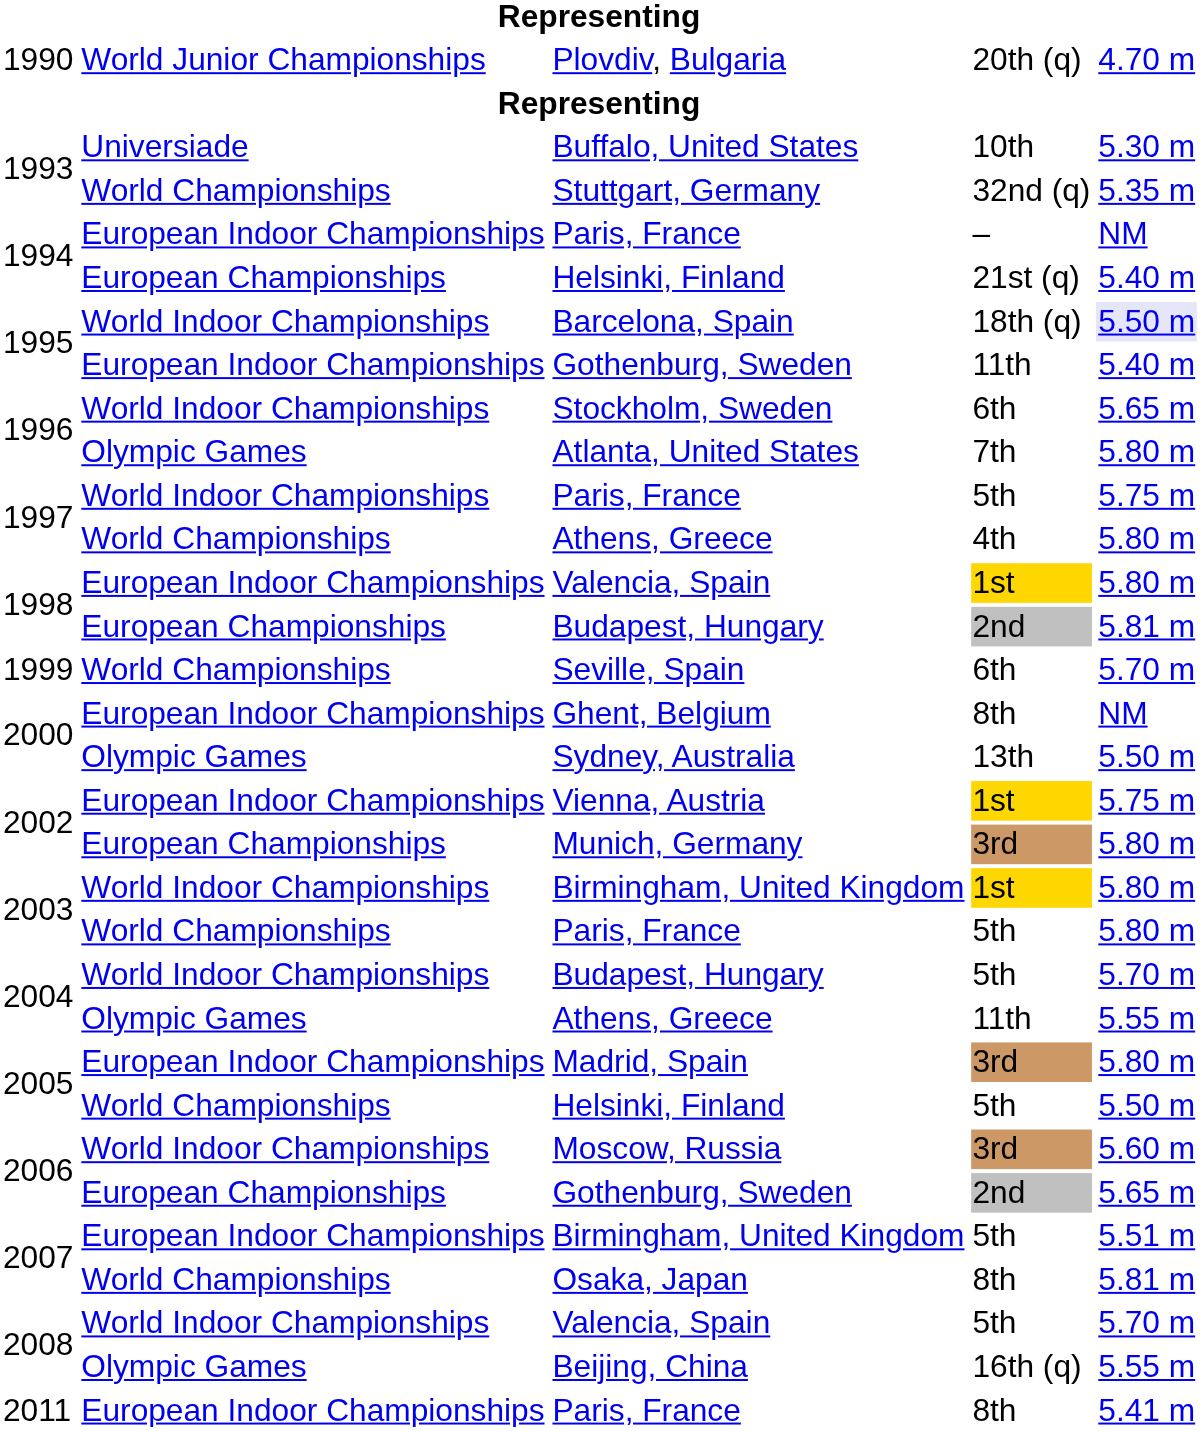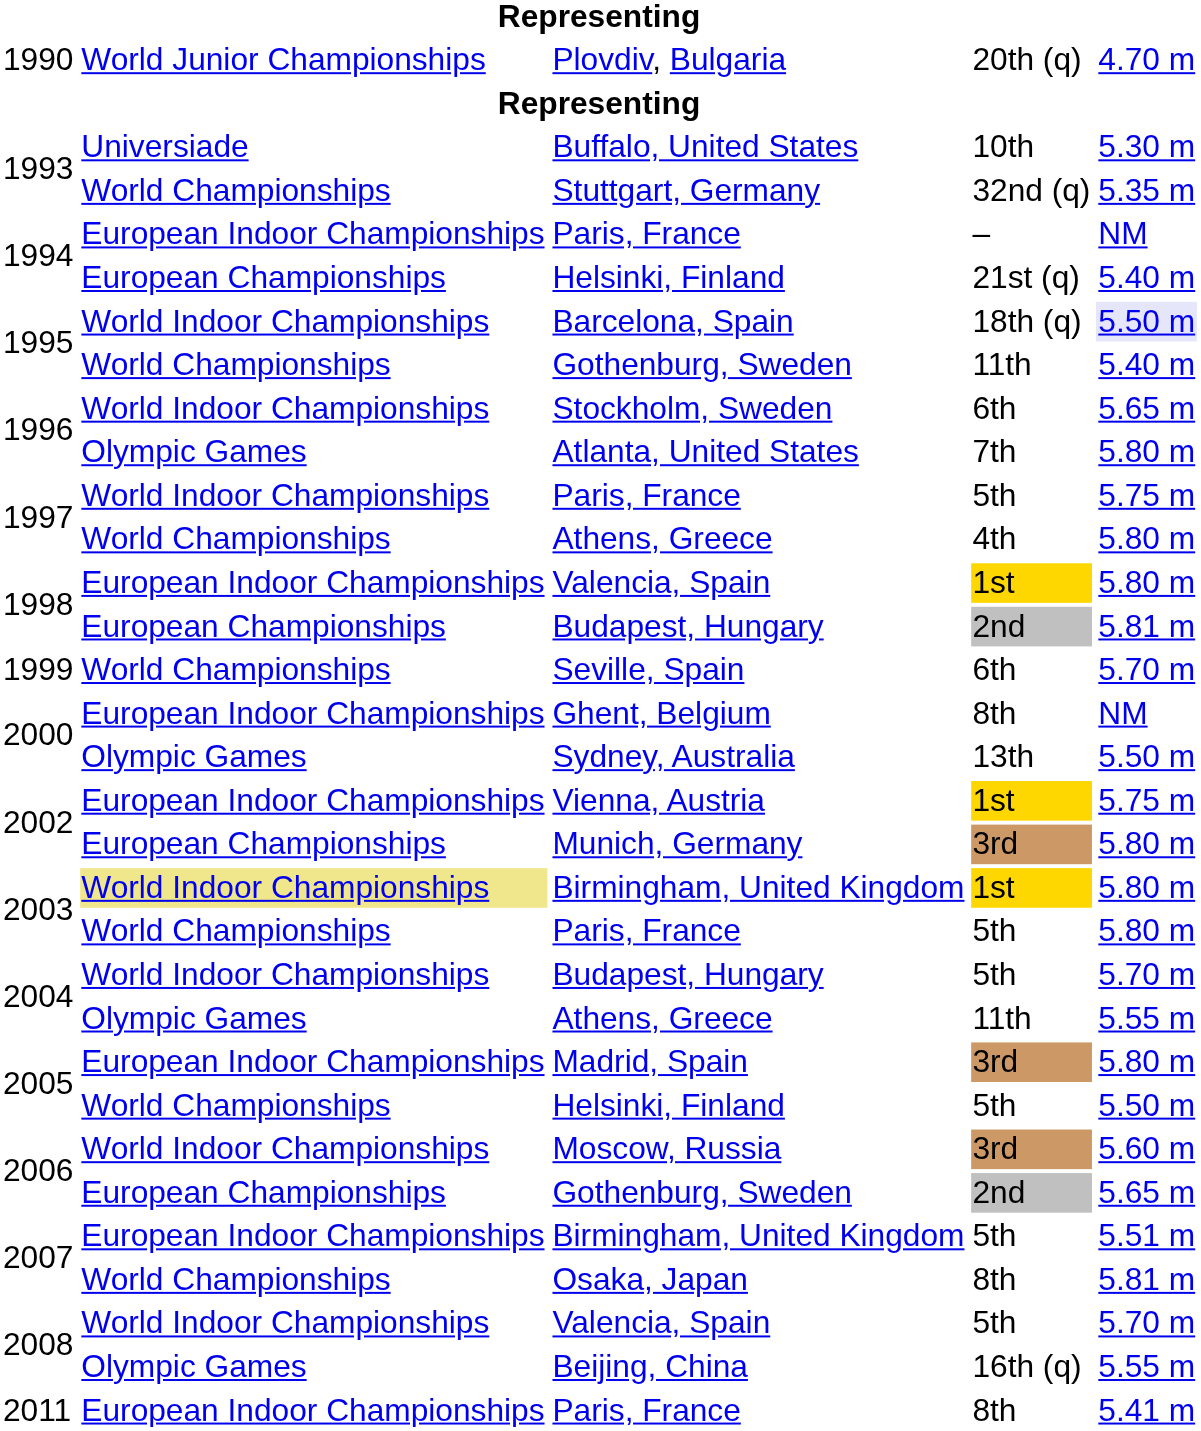(313, 364) European Indoor Championships -> (236, 364) World Championships
(285, 887) no background -> (285, 887) khaki background
